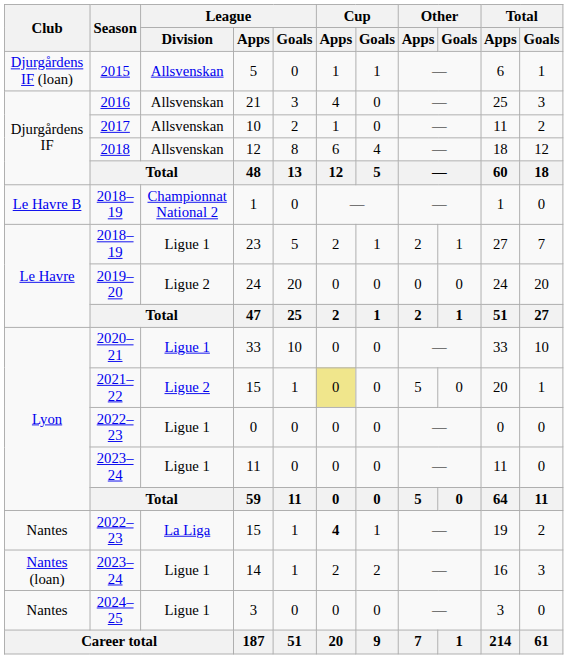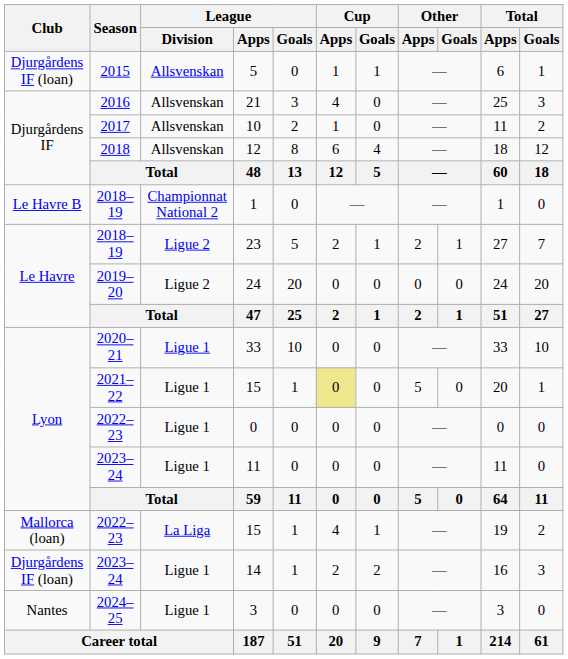(187, 244) Ligue 1 -> (187, 244) Ligue 2
(187, 387) Ligue 2 -> (187, 387) Ligue 1
(47, 530) Nantes -> (47, 530) Mallorca (loan)
(336, 530) bold -> (336, 530) normal
(47, 570) Nantes (loan) -> (47, 570) Djurgårdens IF (loan)
